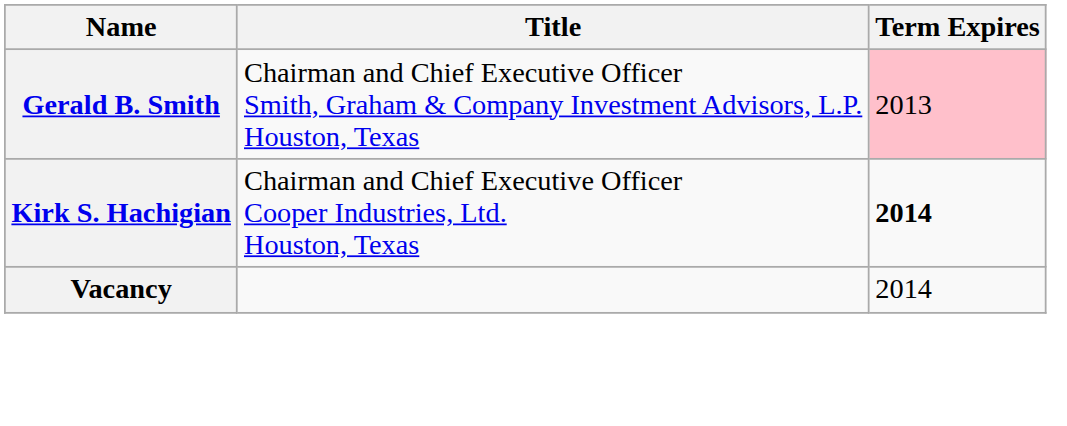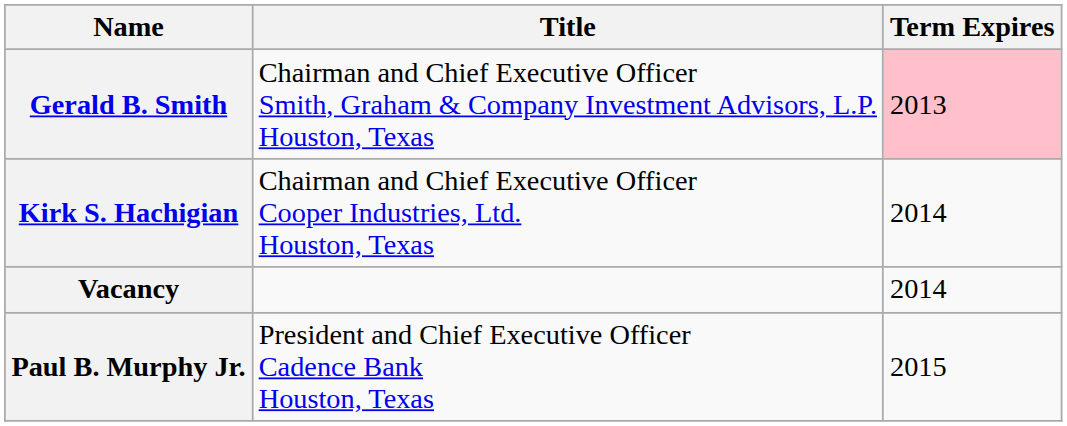(904, 212) bold -> (918, 212) normal
+ row: (129, 365)
